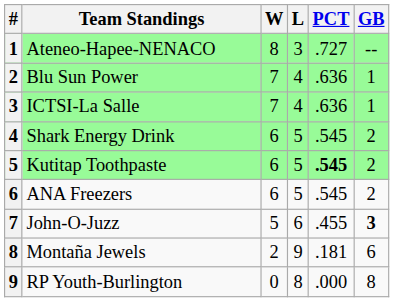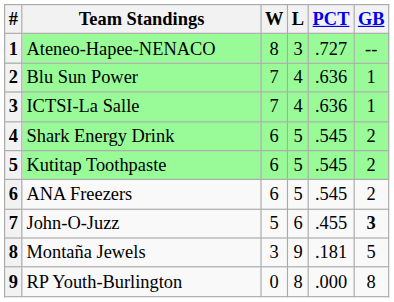(331, 164) bold -> (331, 164) normal
(274, 252) 2 -> (274, 252) 3
(371, 252) 6 -> (371, 252) 5
